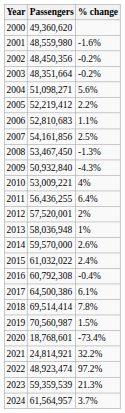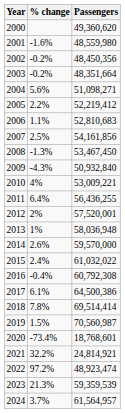columns swapped: (52, 12) <-> (98, 12)
